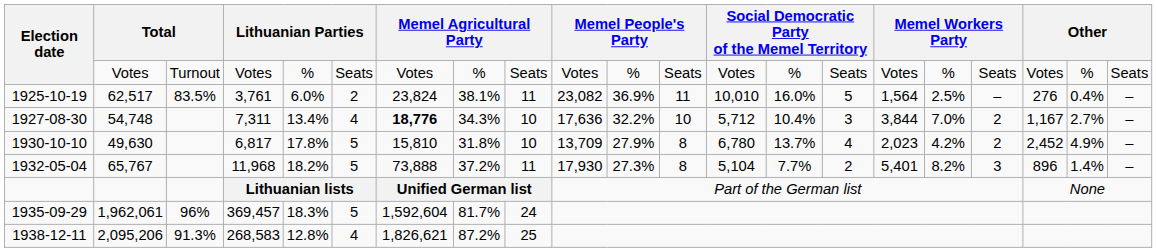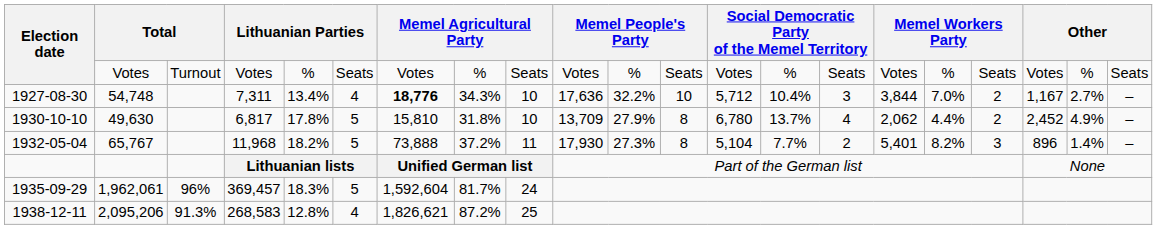- row: (49, 95)
(899, 142) 2,023 -> (899, 119) 2,062
(948, 142) 4.2% -> (948, 119) 4.4%
